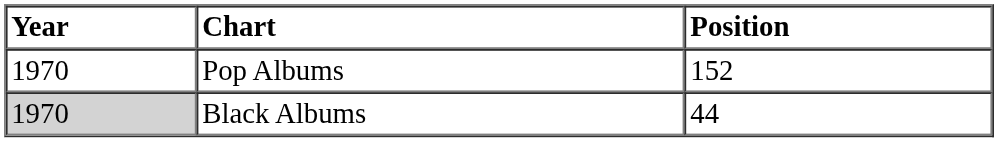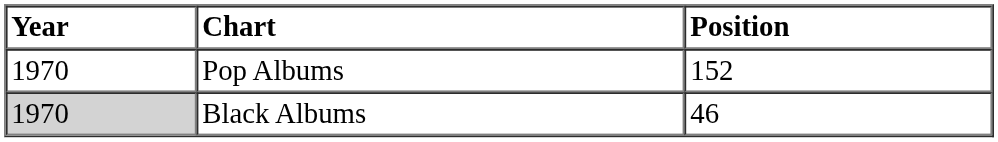(705, 113) 44 -> (705, 113) 46
